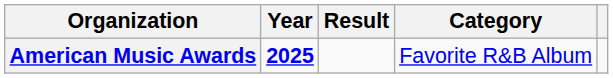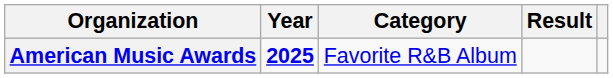columns swapped: (496, 21) <-> (357, 21)
